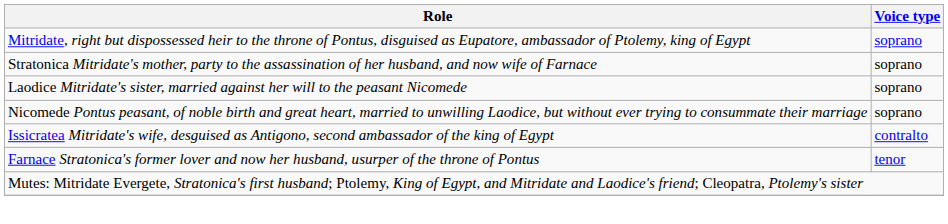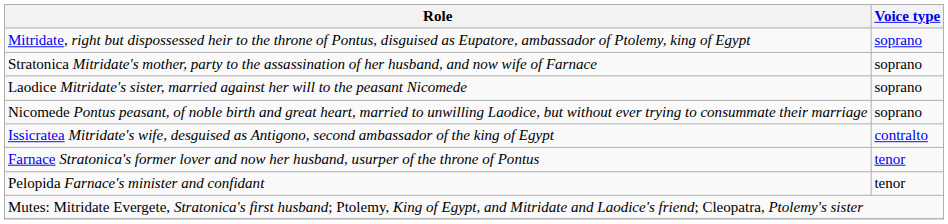+ row: (136, 183)
